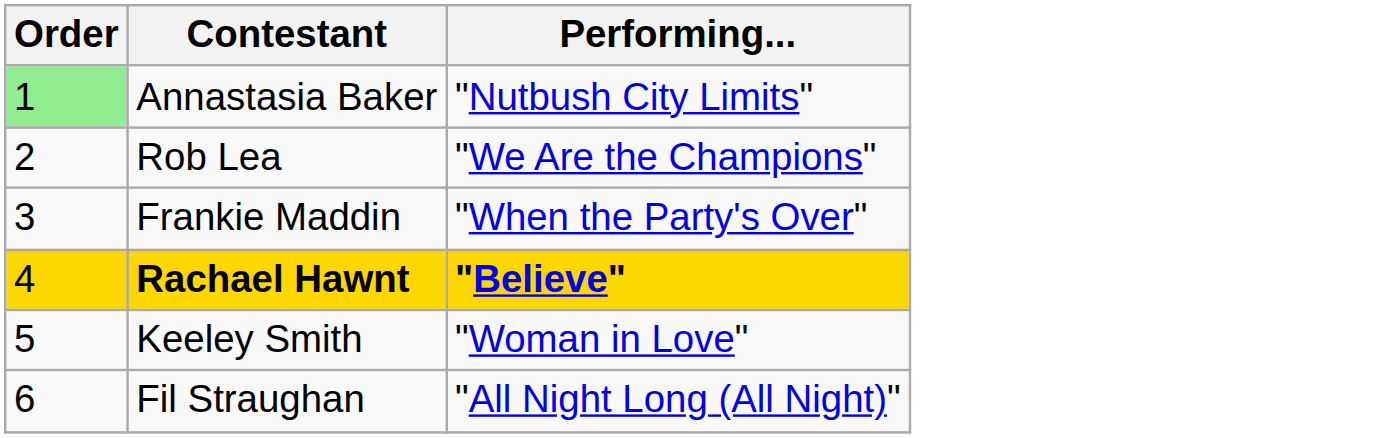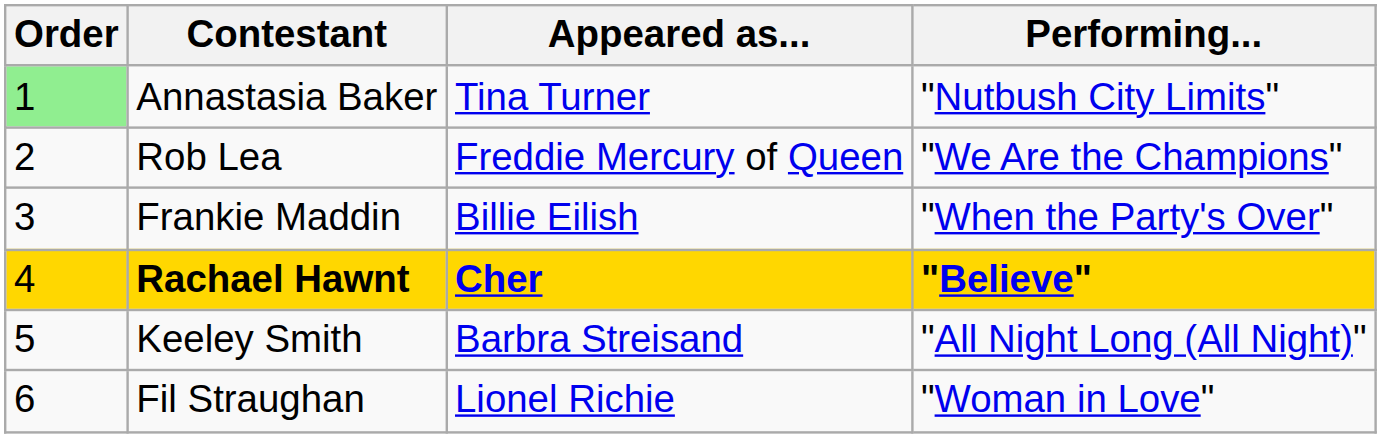+ column: (679, 34)
(602, 339) "Woman in Love" -> (1144, 339) "All Night Long (All Night)"
(678, 400) "All Night Long (All Night)" -> (1068, 400) "Woman in Love"
